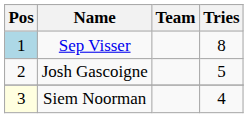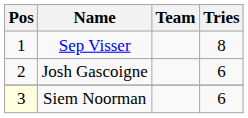(21, 44) lightblue background -> (21, 44) no background
(221, 71) 5 -> (221, 71) 6
(221, 98) 4 -> (221, 98) 6
